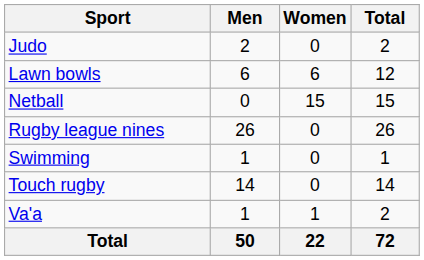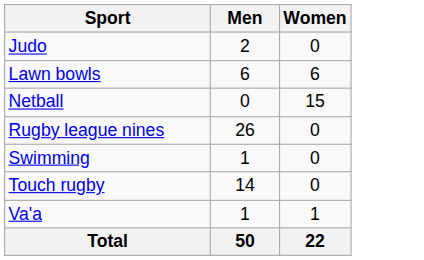- column: (385, 18)
